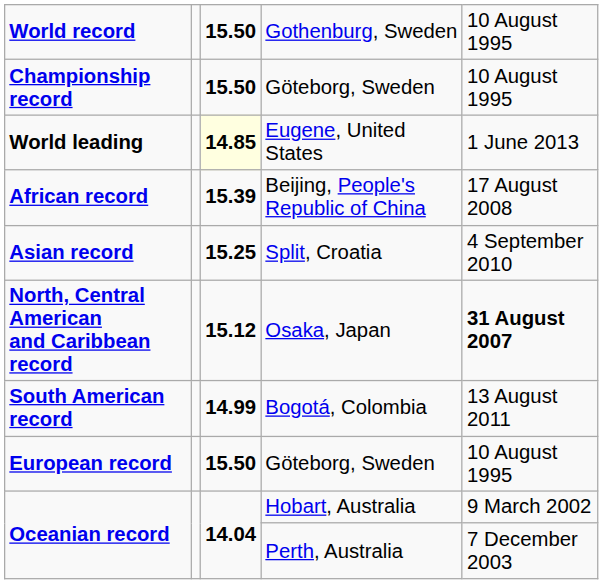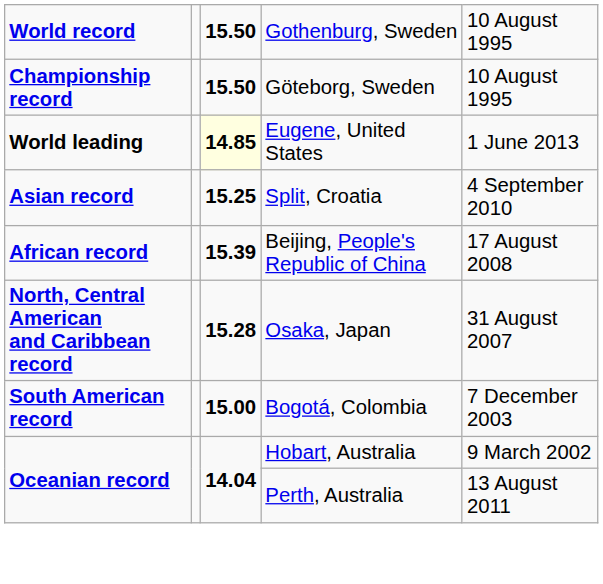rows swapped: (79, 197) <-> (71, 252)
(231, 330) 15.12 -> (231, 330) 15.28
(516, 330) bold -> (512, 330) normal
(231, 408) 14.99 -> (231, 408) 15.00
(512, 408) 13 August 2011 -> (522, 408) 7 December 2003
- row: (91, 463)
(522, 550) 7 December 2003 -> (512, 495) 13 August 2011
